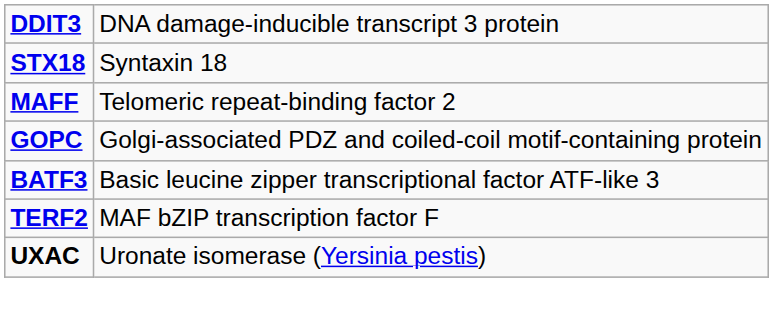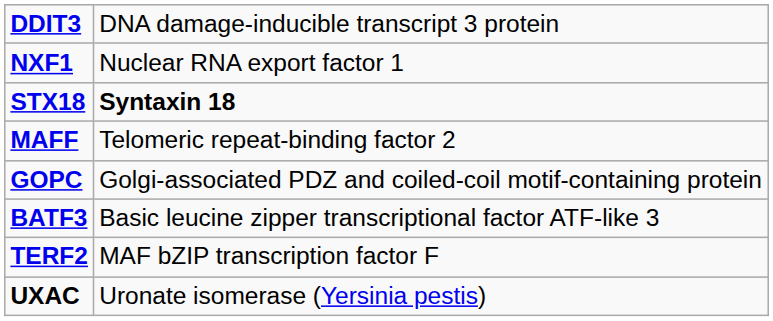+ row: (42, 62)
(163, 62) normal -> (167, 101) bold
